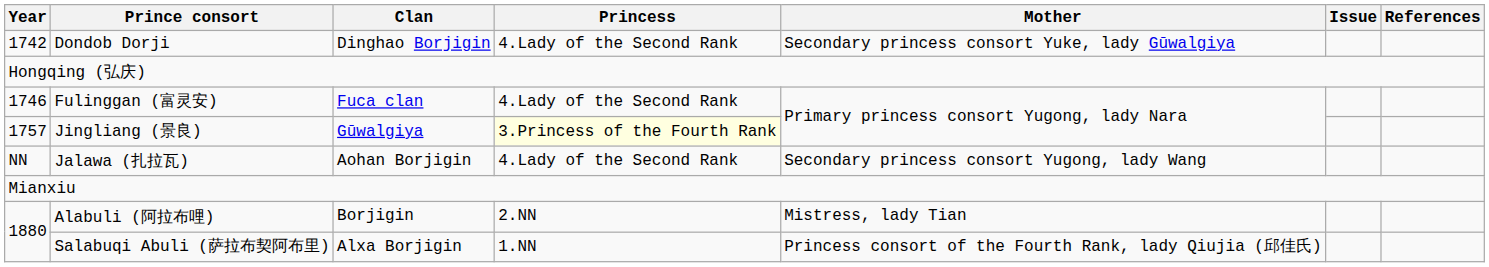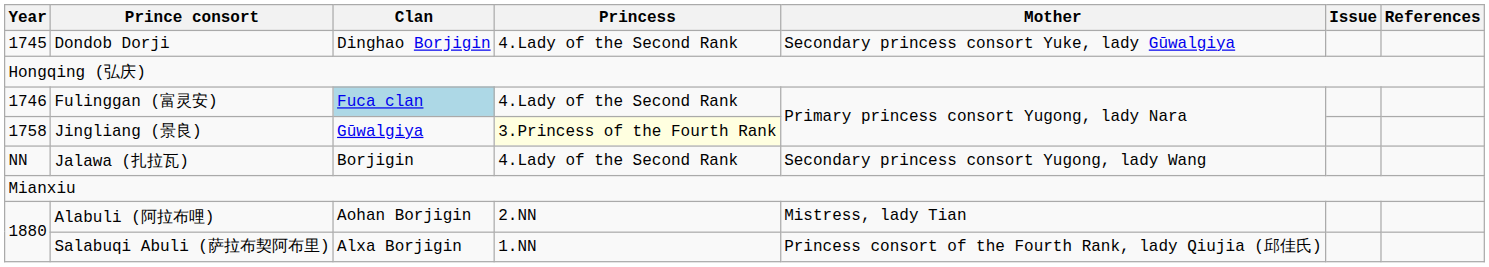(28, 44) 1742 -> (28, 44) 1745
(380, 101) no background -> (380, 101) lightblue background
(28, 131) 1757 -> (28, 131) 1758
(404, 161) Aohan Borjigin -> (375, 161) Borjigin
(375, 217) Borjigin -> (404, 217) Aohan Borjigin
